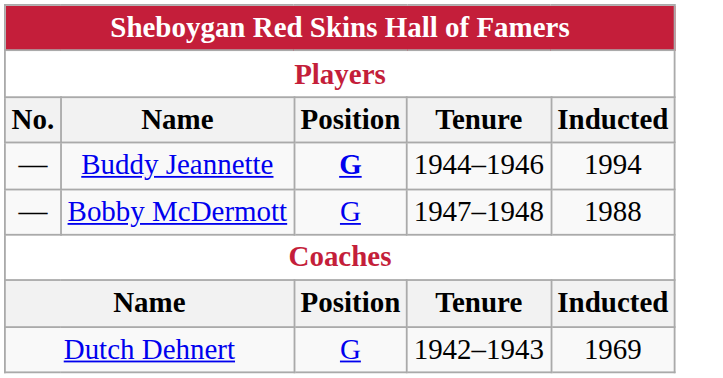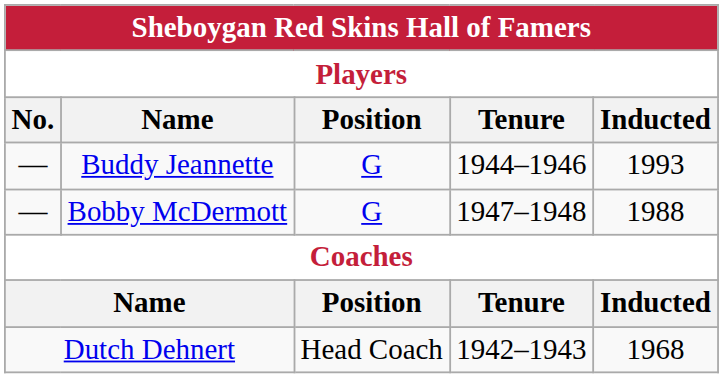(350, 165) bold -> (372, 165) normal
(613, 165) 1994 -> (655, 165) 1993
(350, 348) G -> (372, 348) Head Coach
(613, 348) 1969 -> (655, 348) 1968
